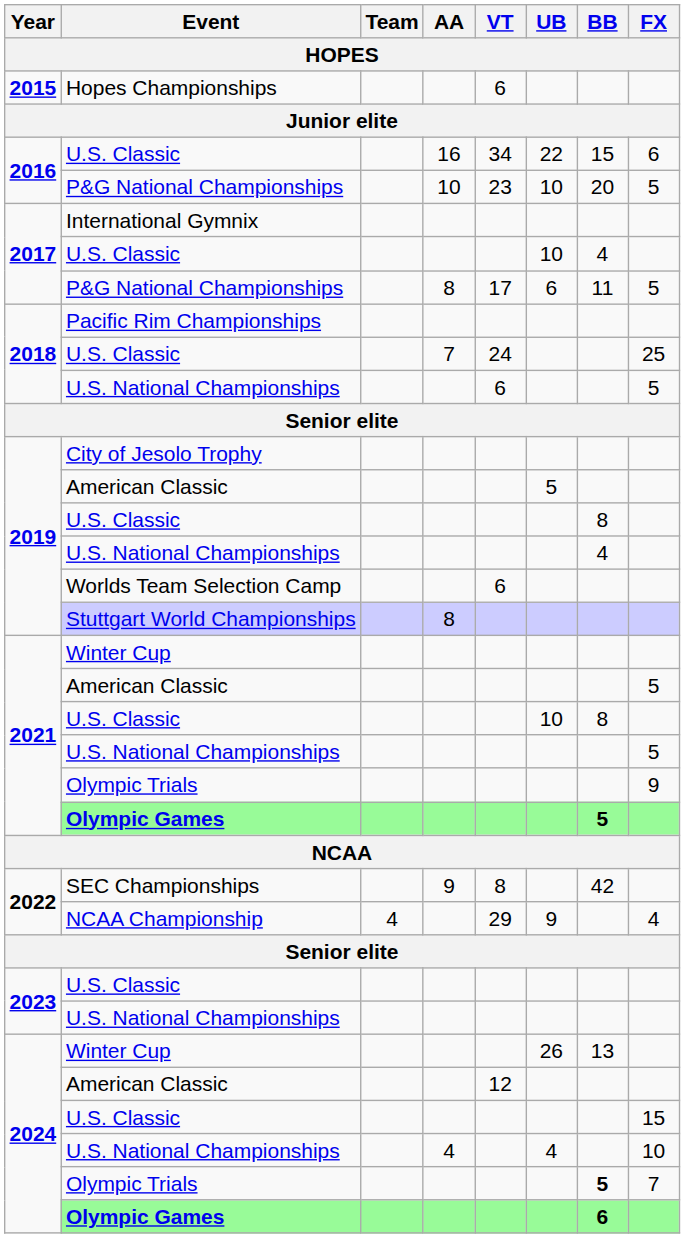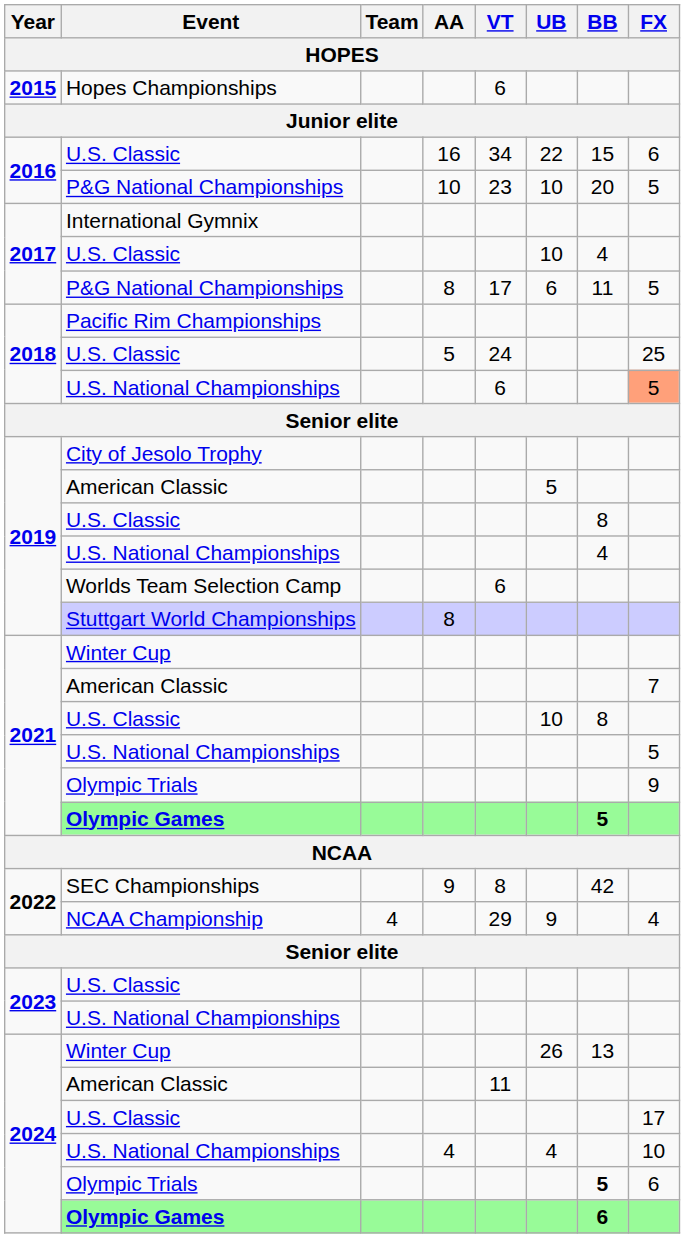(449, 354) 7 -> (449, 354) 5
(654, 387) no background -> (654, 387) lightsalmon background
(654, 686) 5 -> (654, 686) 7
(500, 1084) 12 -> (500, 1084) 11
(654, 1117) 15 -> (654, 1117) 17
(654, 1184) 7 -> (654, 1184) 6
